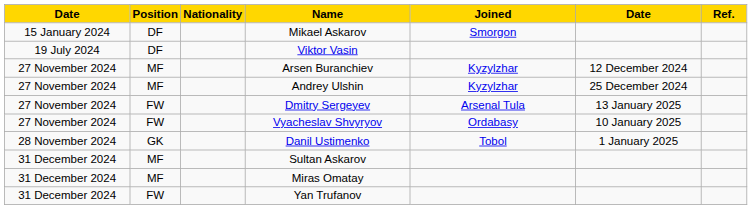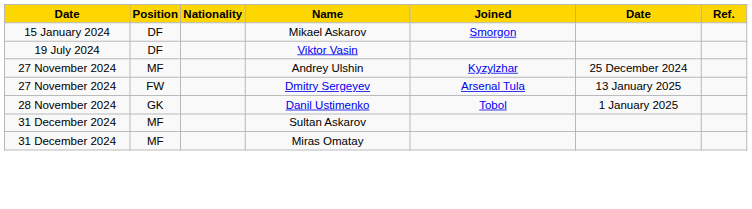- row: (328, 68)
- row: (328, 123)
- row: (328, 196)
